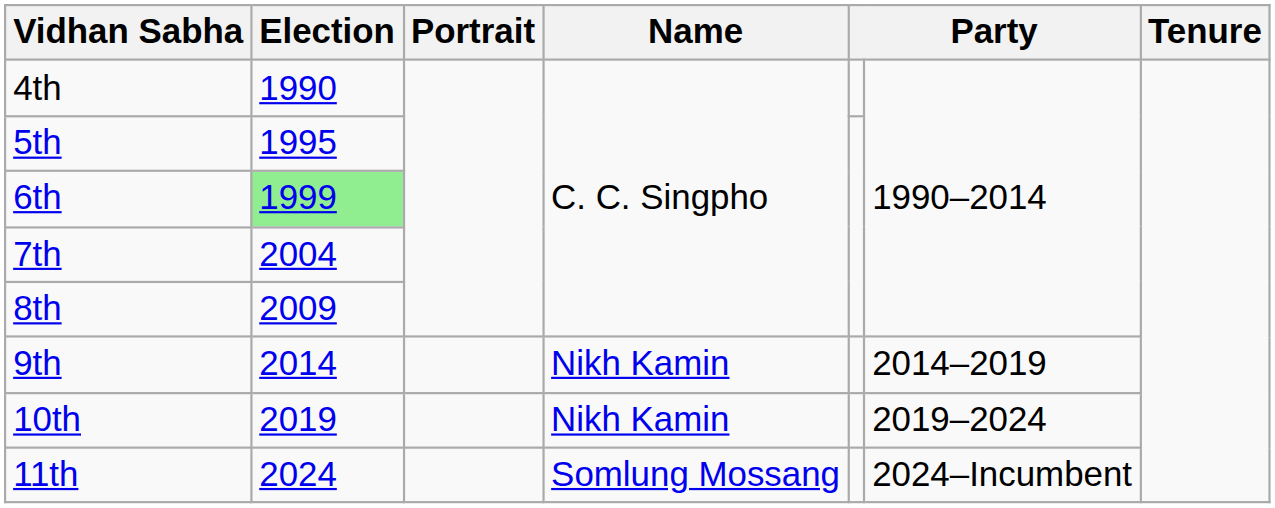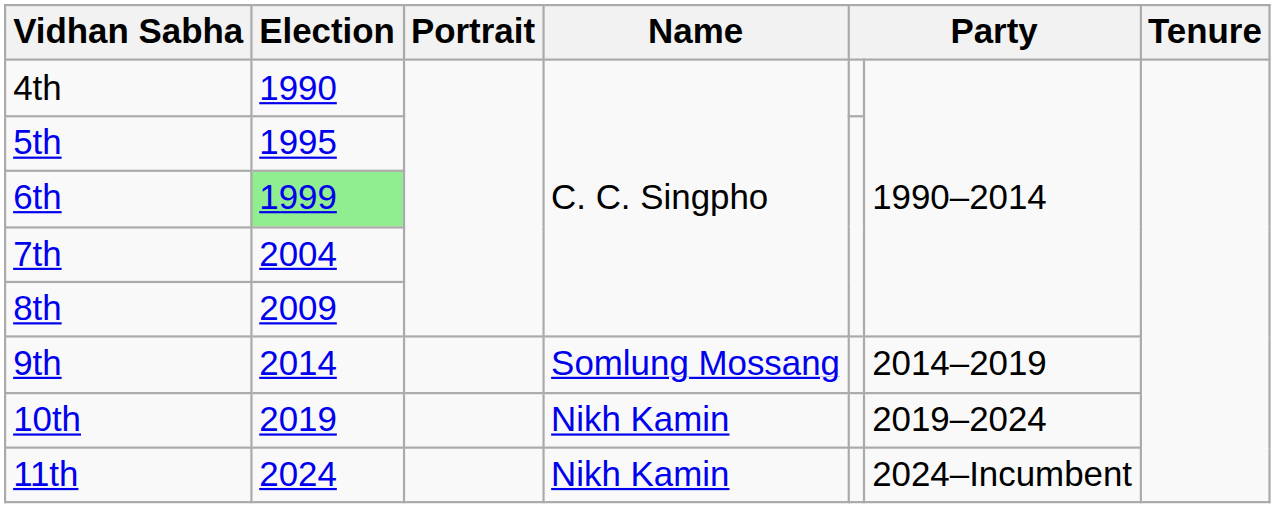(640, 364) Nikh Kamin -> (696, 364) Somlung Mossang
(696, 474) Somlung Mossang -> (640, 474) Nikh Kamin
